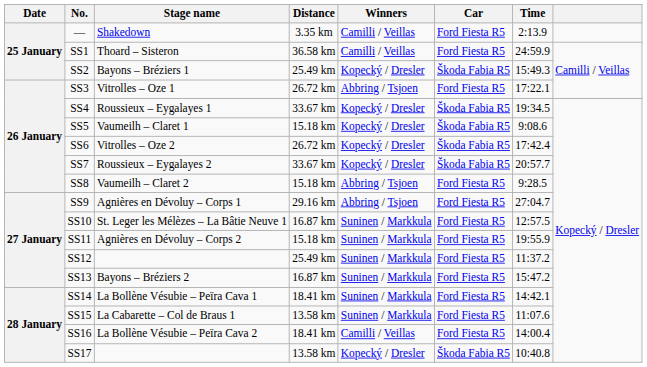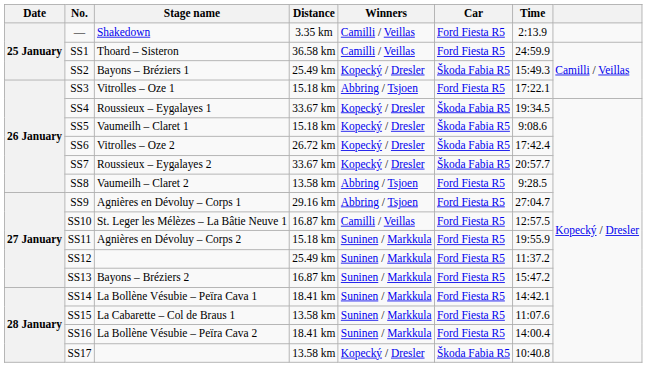(314, 88) 26.72 km -> (314, 88) 15.18 km
(314, 183) 15.18 km -> (314, 183) 13.58 km
(386, 220) Suninen / Markkula -> (378, 220) Camilli / Veillas
(378, 333) Camilli / Veillas -> (386, 333) Suninen / Markkula
